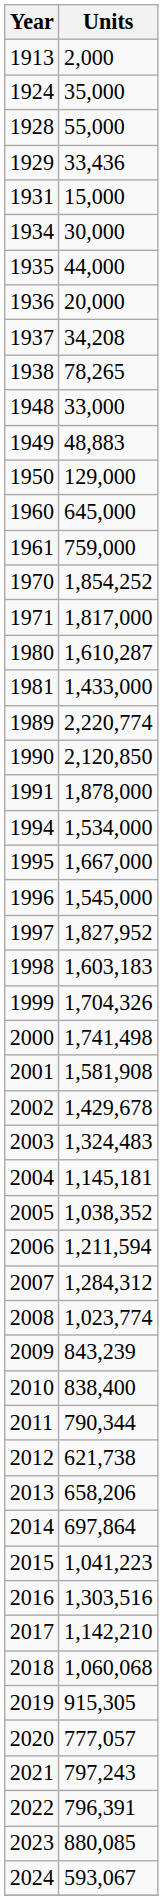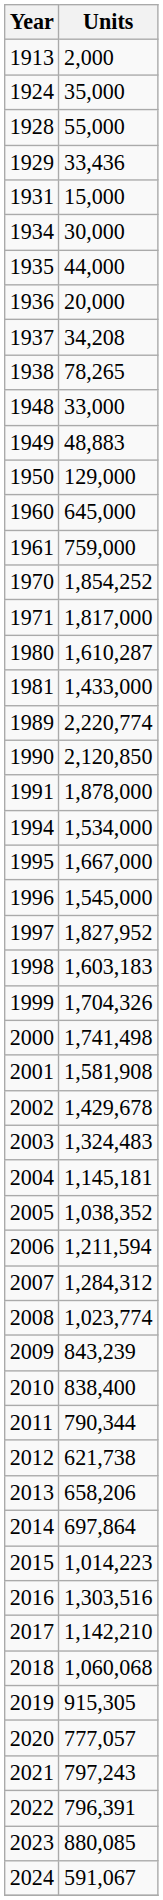(108, 1562) 1,041,223 -> (108, 1562) 1,014,223
(100, 1877) 593,067 -> (100, 1877) 591,067
